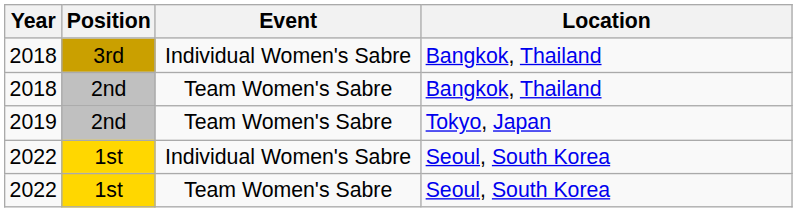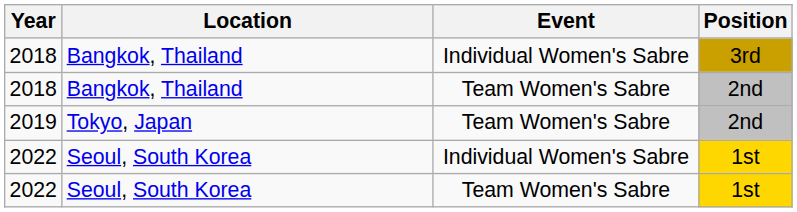columns swapped: (607, 21) <-> (109, 21)
